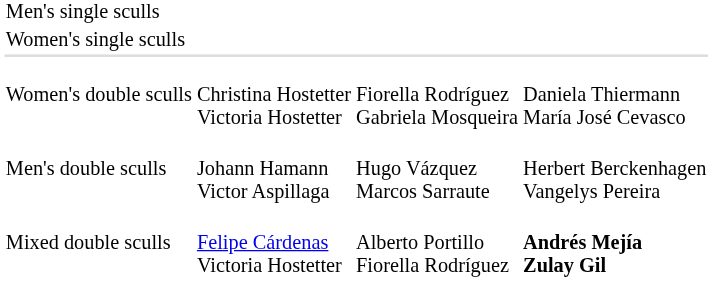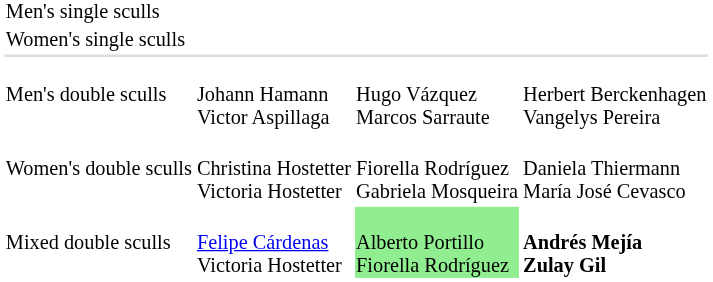rows swapped: (86, 168) <-> (99, 94)
(433, 253) no background -> (433, 253) lightgreen background
